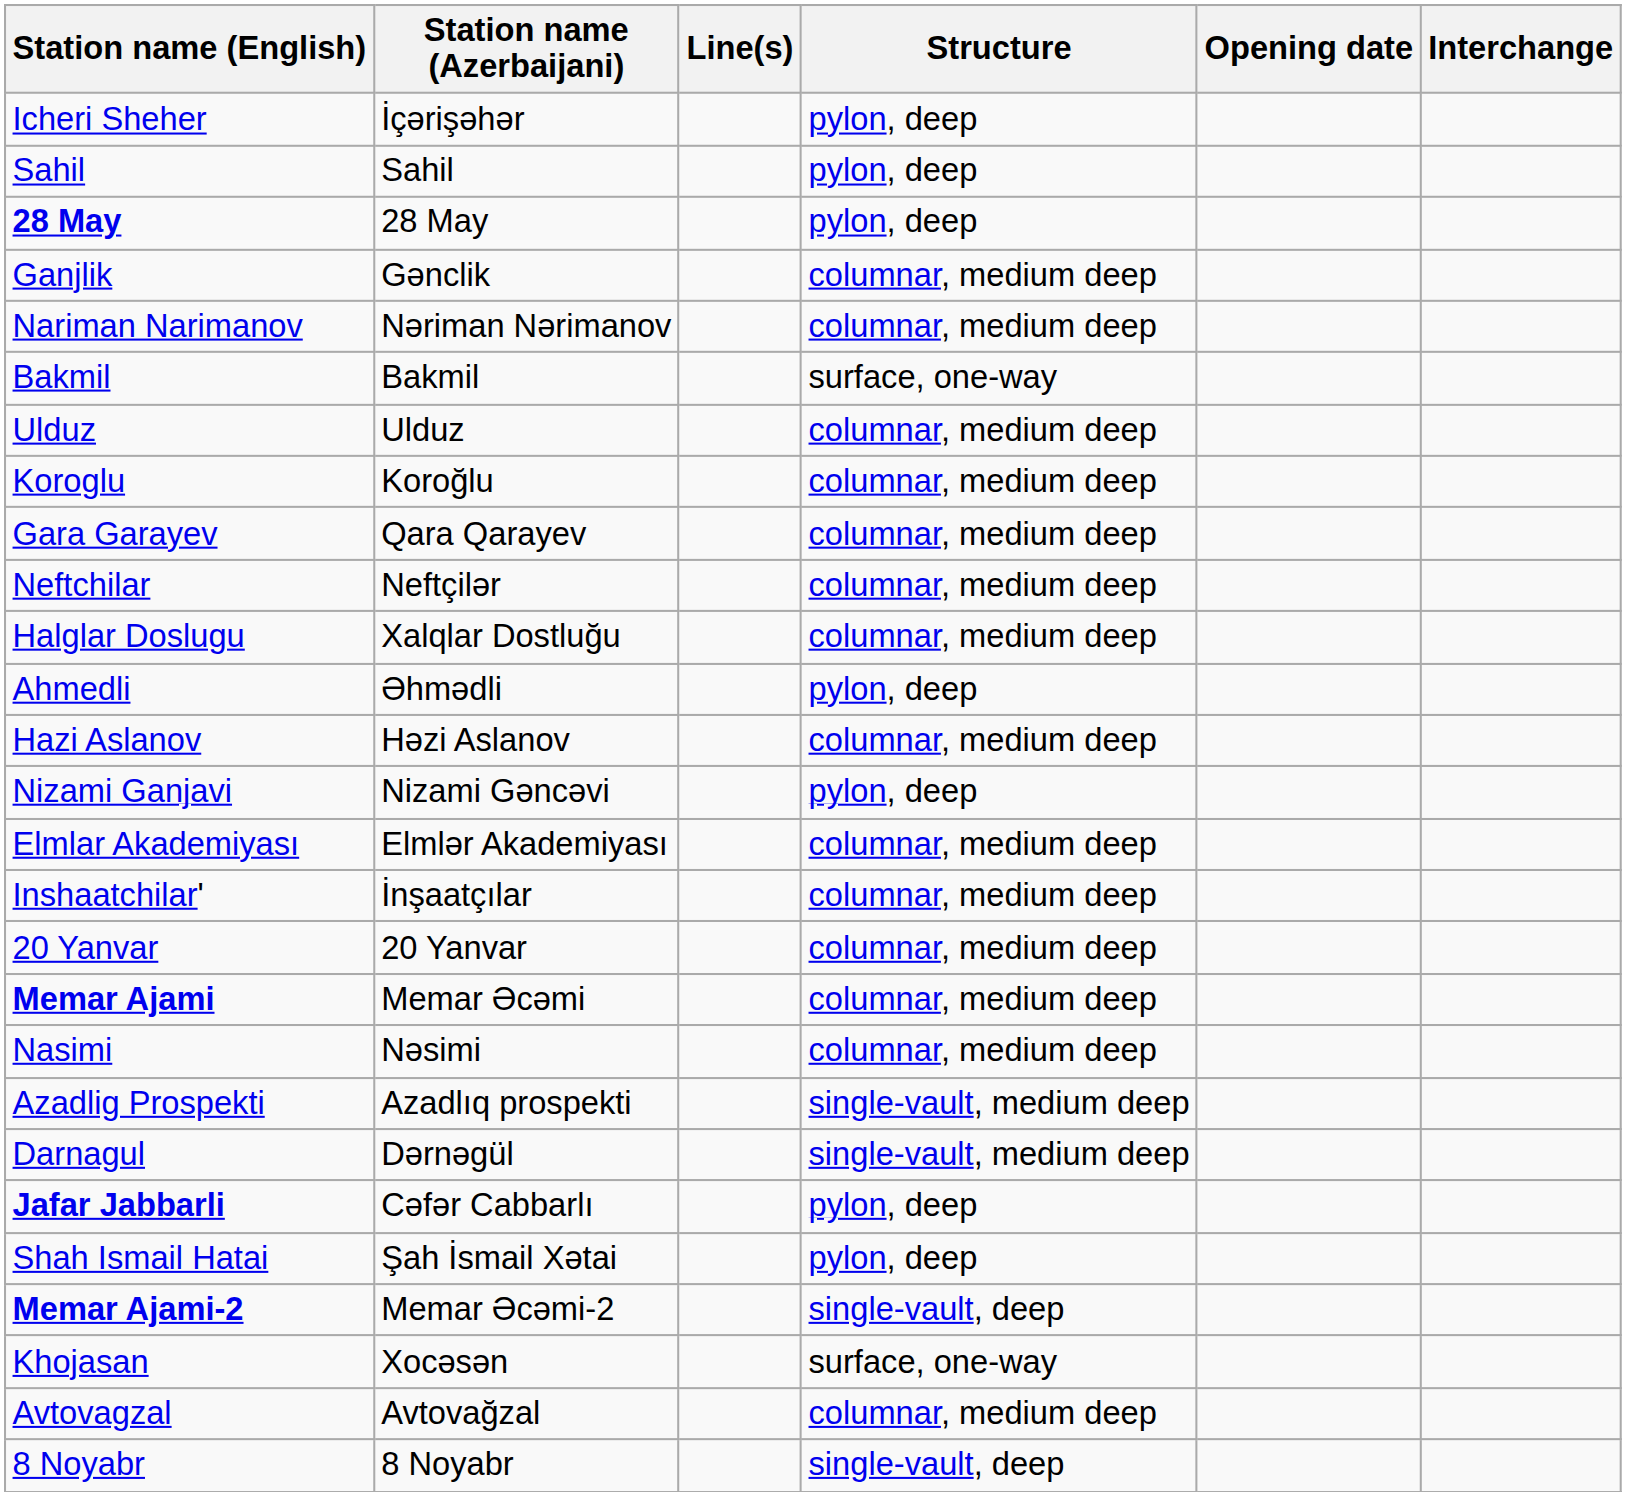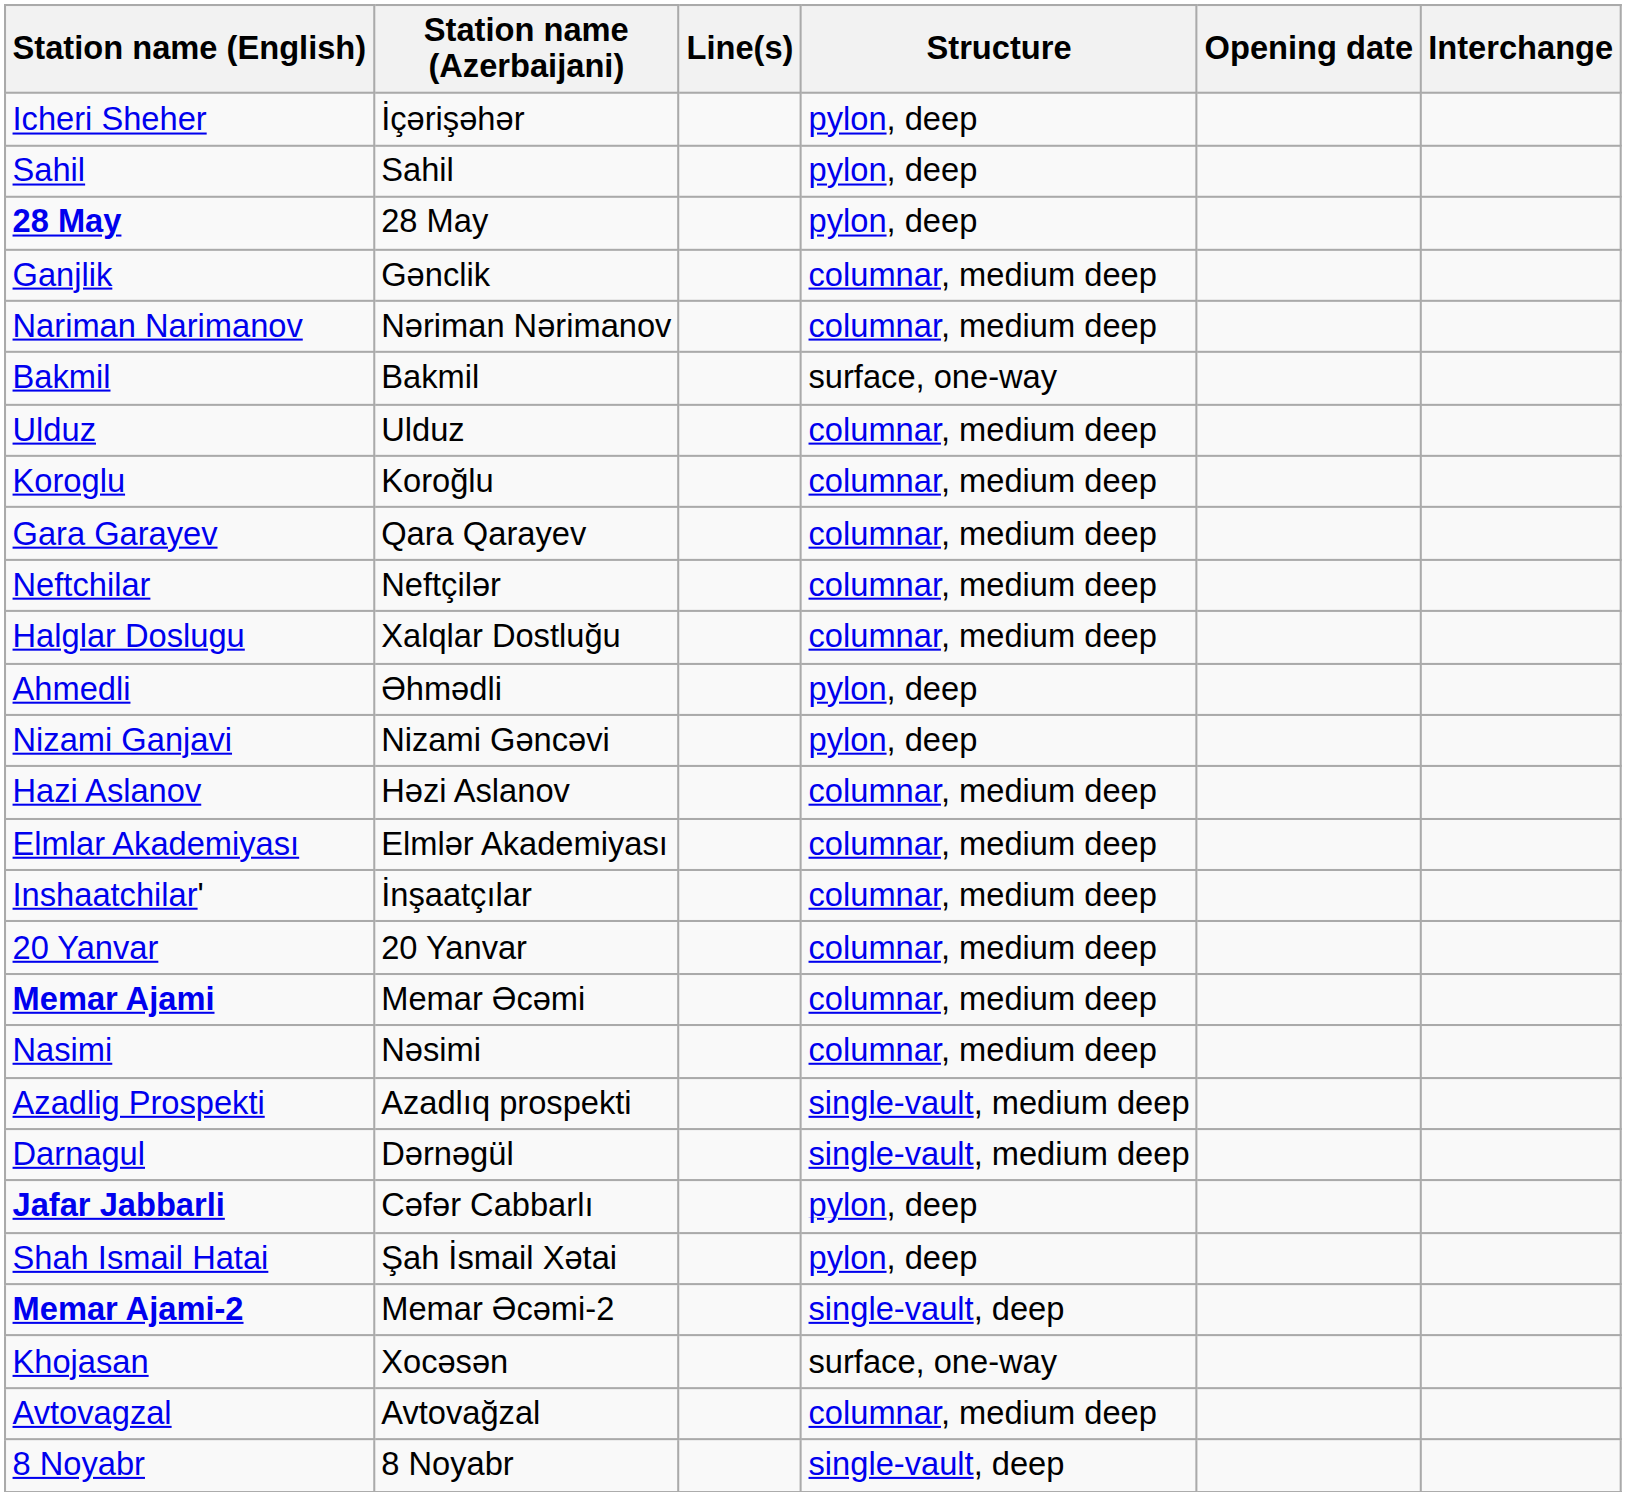rows swapped: (107, 740) <-> (122, 791)
